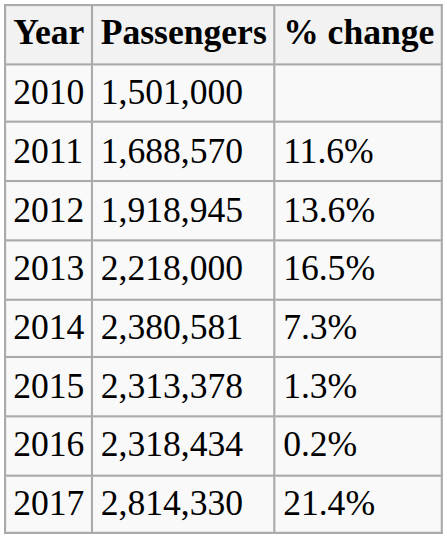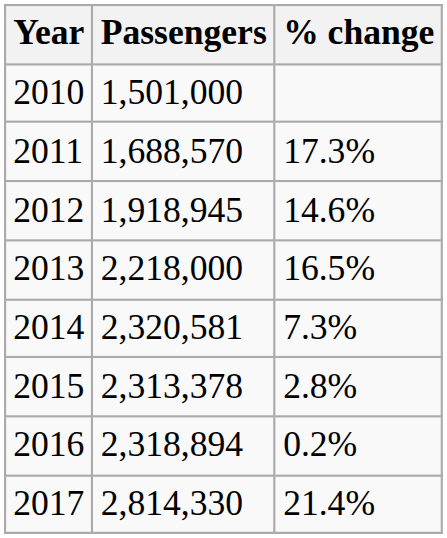(328, 151) 11.6% -> (329, 151) 17.3%
(329, 209) 13.6% -> (329, 209) 14.6%
(172, 327) 2,380,581 -> (172, 327) 2,320,581
(320, 386) 1.3% -> (320, 386) 2.8%
(172, 445) 2,318,434 -> (172, 445) 2,318,894
